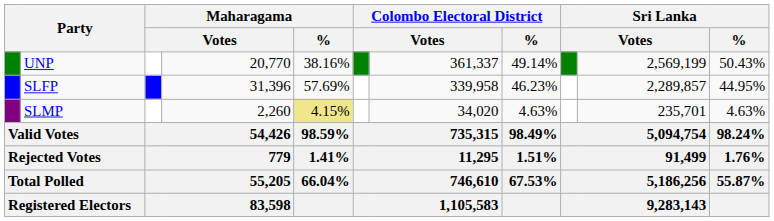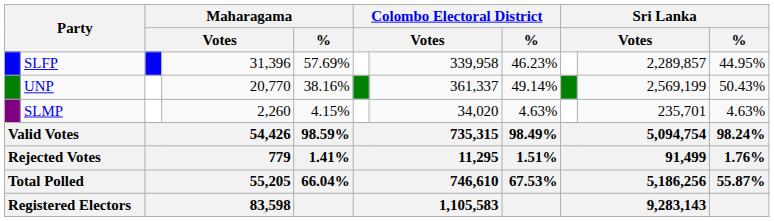rows swapped: (41, 87) <-> (39, 63)
(330, 110) khaki background -> (330, 110) no background
